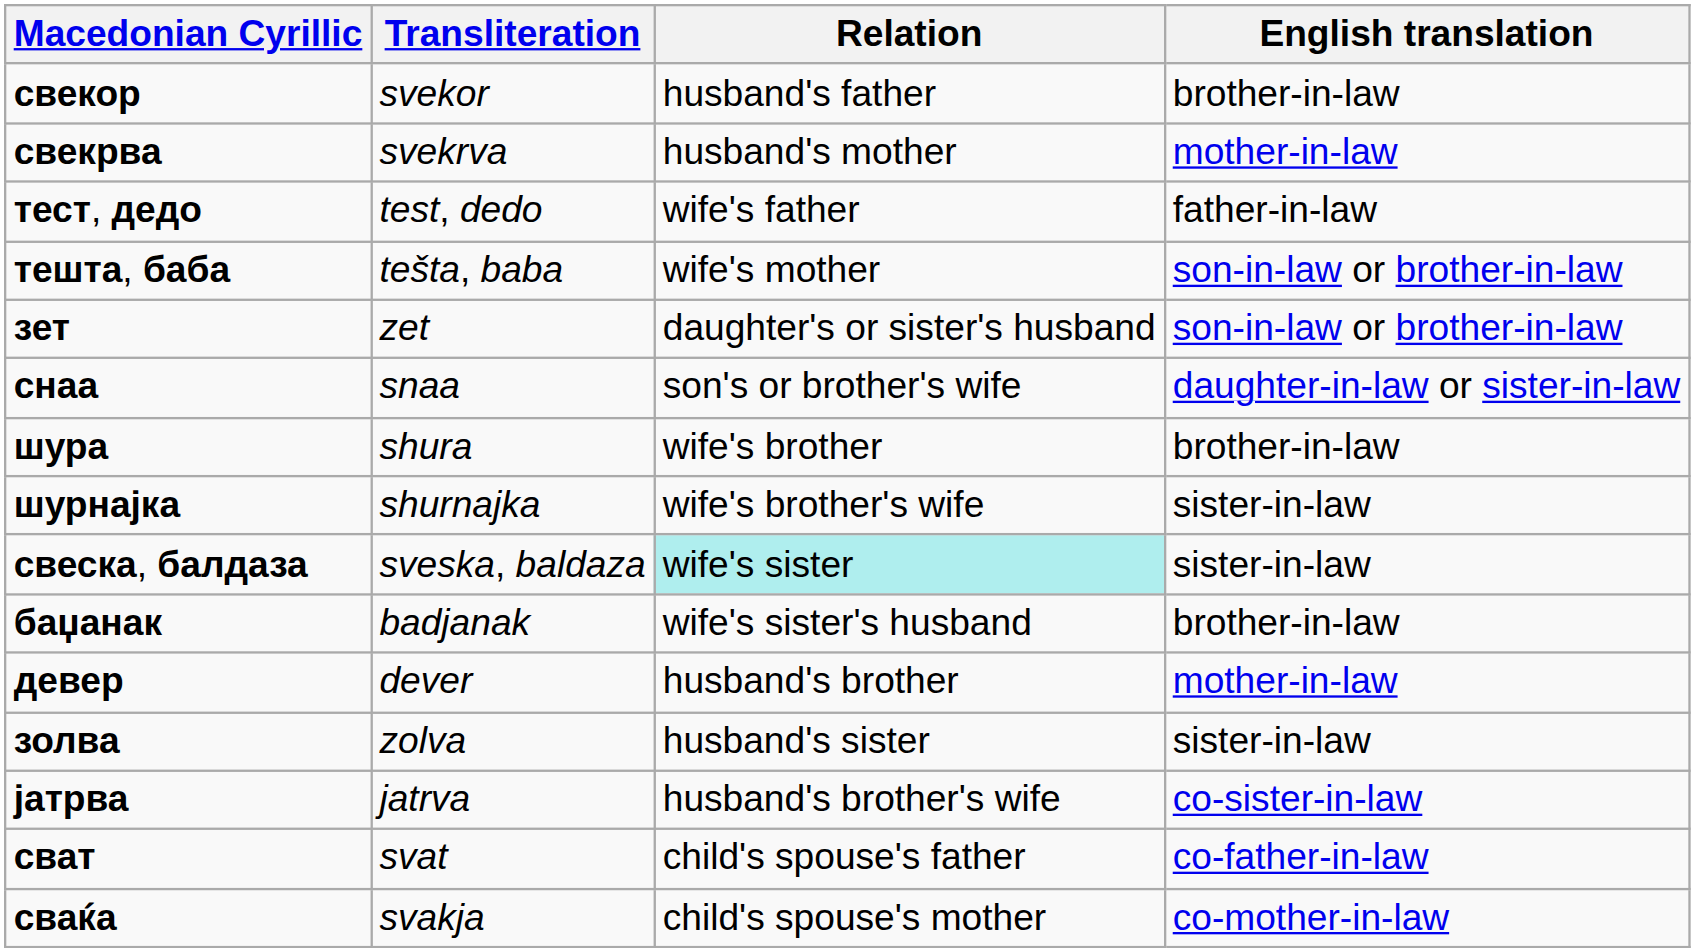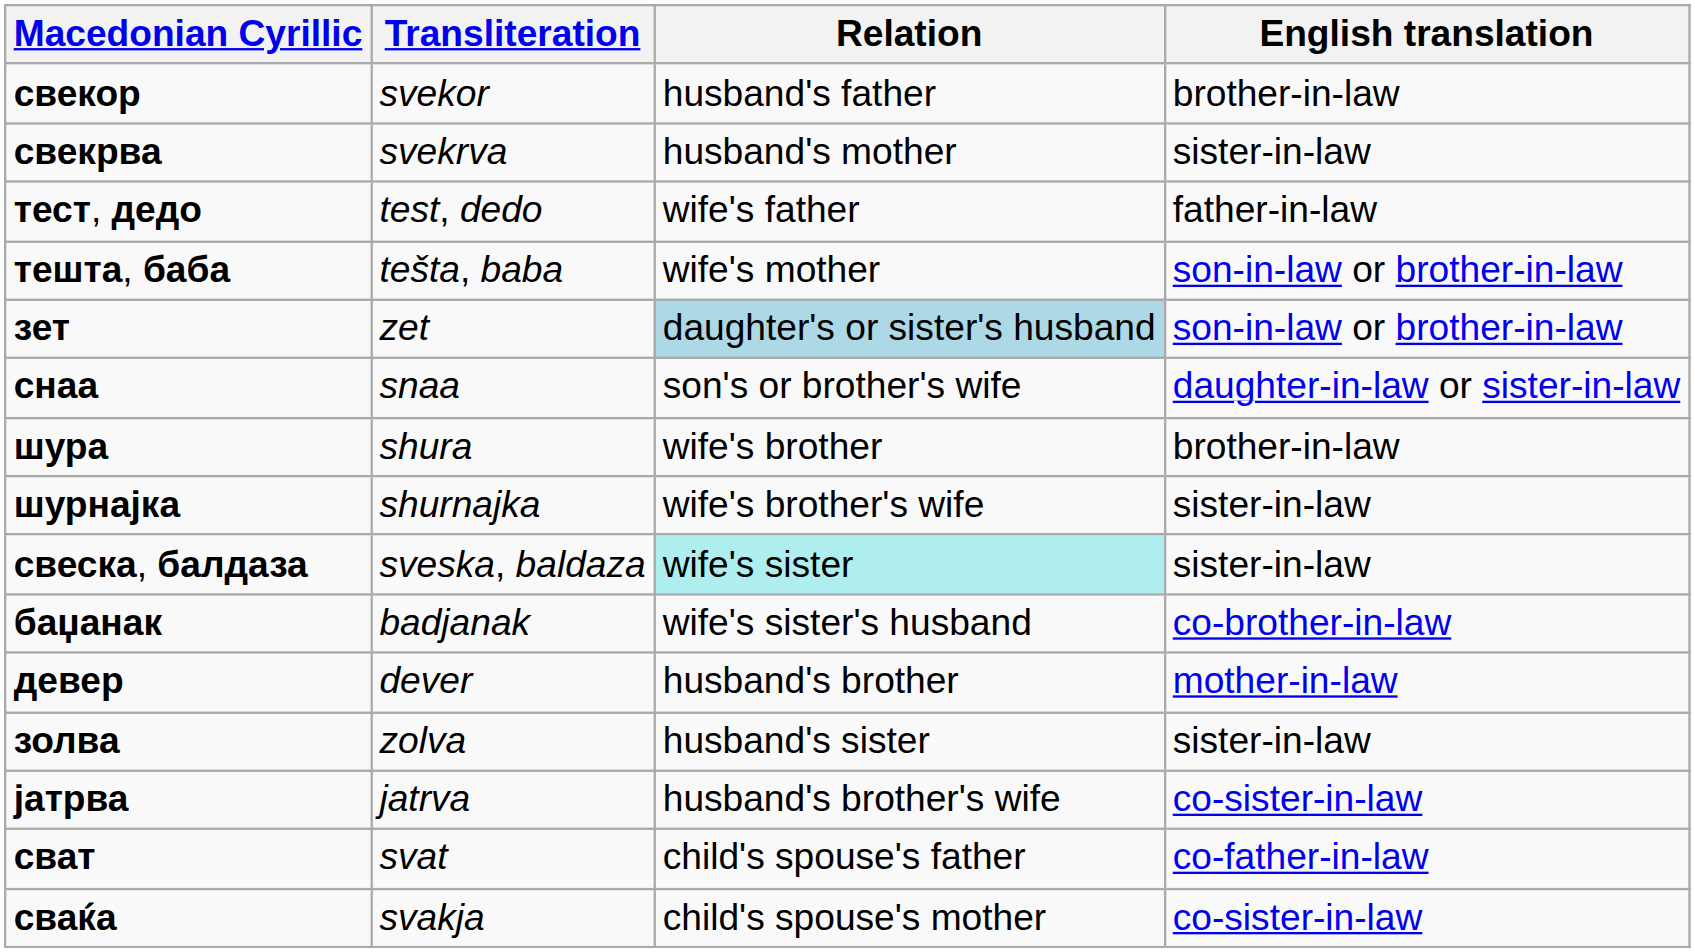(1285, 151) mother-in-law -> (1272, 151) sister-in-law
(909, 328) no background -> (909, 328) lightblue background
(1286, 622) brother-in-law -> (1312, 622) co-brother-in-law
(1311, 916) co-mother-in-law -> (1298, 916) co-sister-in-law
